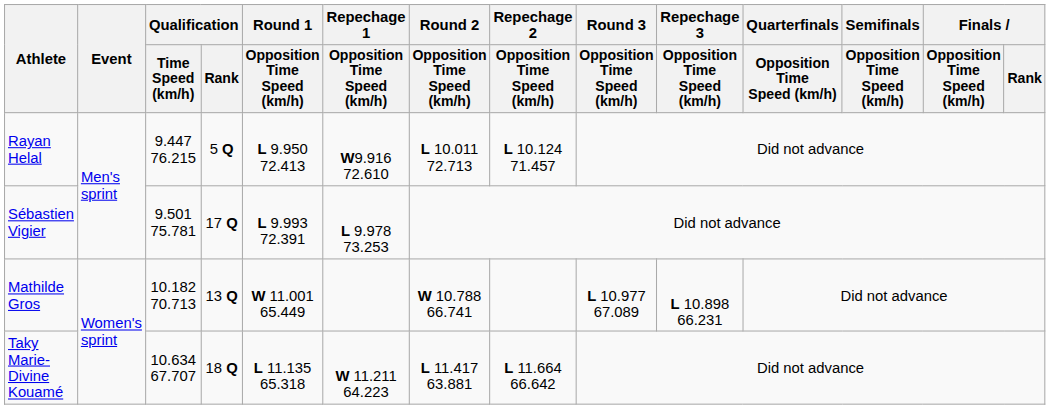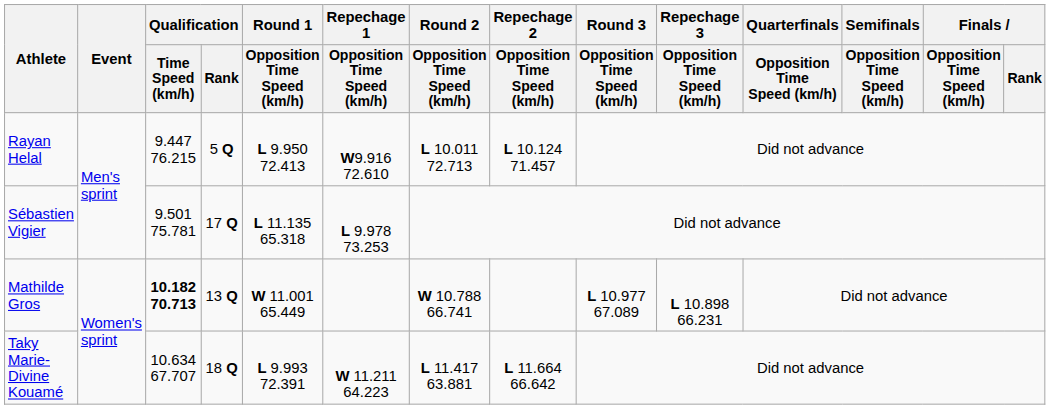(283, 231) L 9.993 72.391 -> (283, 231) L 11.135 65.318
(173, 295) normal -> (173, 295) bold
(283, 377) L 11.135 65.318 -> (283, 377) L 9.993 72.391
